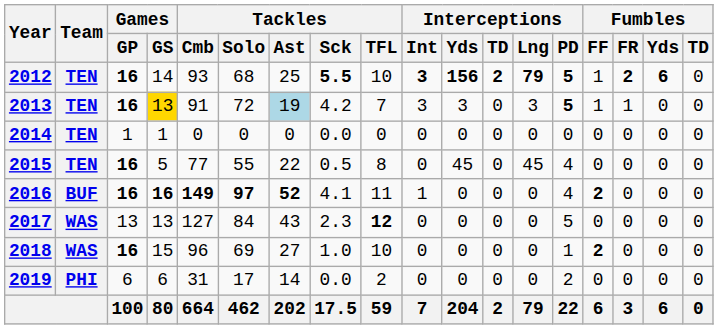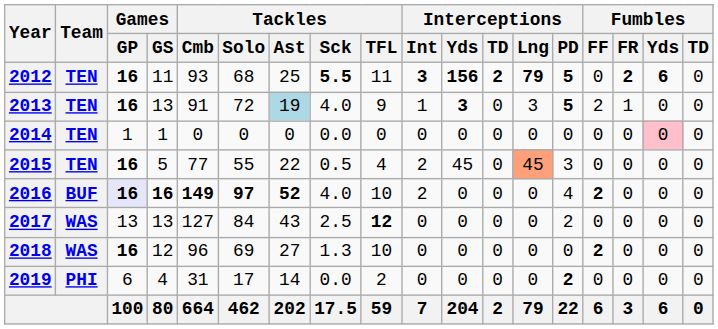(163, 77) 14 -> (163, 77) 11
(381, 77) 10 -> (381, 77) 11
(598, 77) 1 -> (598, 77) 0
(163, 106) gold background -> (163, 106) no background
(336, 106) 4.2 -> (336, 106) 4.0
(381, 106) 7 -> (381, 106) 9
(422, 106) 3 -> (422, 106) 1
(463, 106) normal -> (463, 106) bold
(598, 106) 1 -> (598, 106) 2
(663, 135) no background -> (663, 135) pink background
(381, 164) 8 -> (381, 164) 4
(422, 164) 0 -> (422, 164) 2
(533, 164) no background -> (533, 164) lightsalmon background
(568, 164) 4 -> (568, 164) 3
(127, 193) no background -> (127, 193) lavender background
(336, 193) 4.1 -> (336, 193) 4.0
(381, 193) 11 -> (381, 193) 10
(422, 193) 1 -> (422, 193) 2
(336, 222) 2.3 -> (336, 222) 2.5
(568, 222) 5 -> (568, 222) 2
(163, 251) 15 -> (163, 251) 12
(336, 251) 1.0 -> (336, 251) 1.3
(568, 251) 1 -> (568, 251) 0
(163, 280) 6 -> (163, 280) 4
(568, 280) normal -> (568, 280) bold
